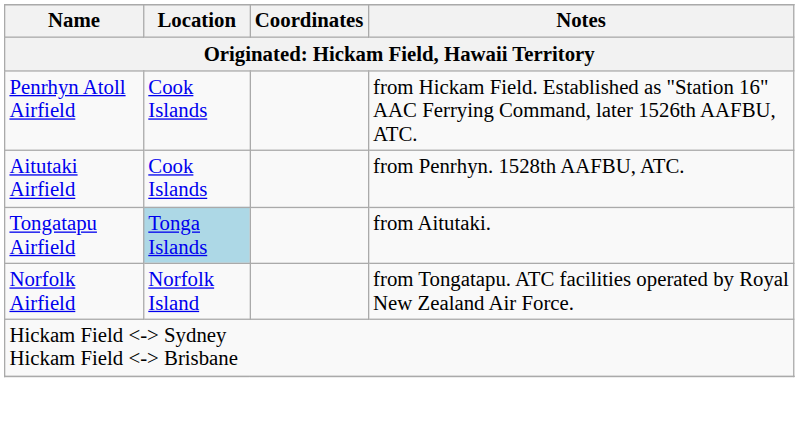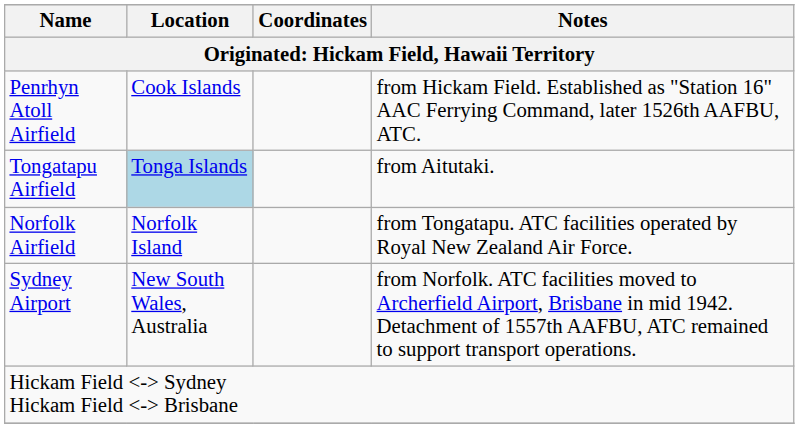- row: (44, 178)
+ row: (41, 291)
